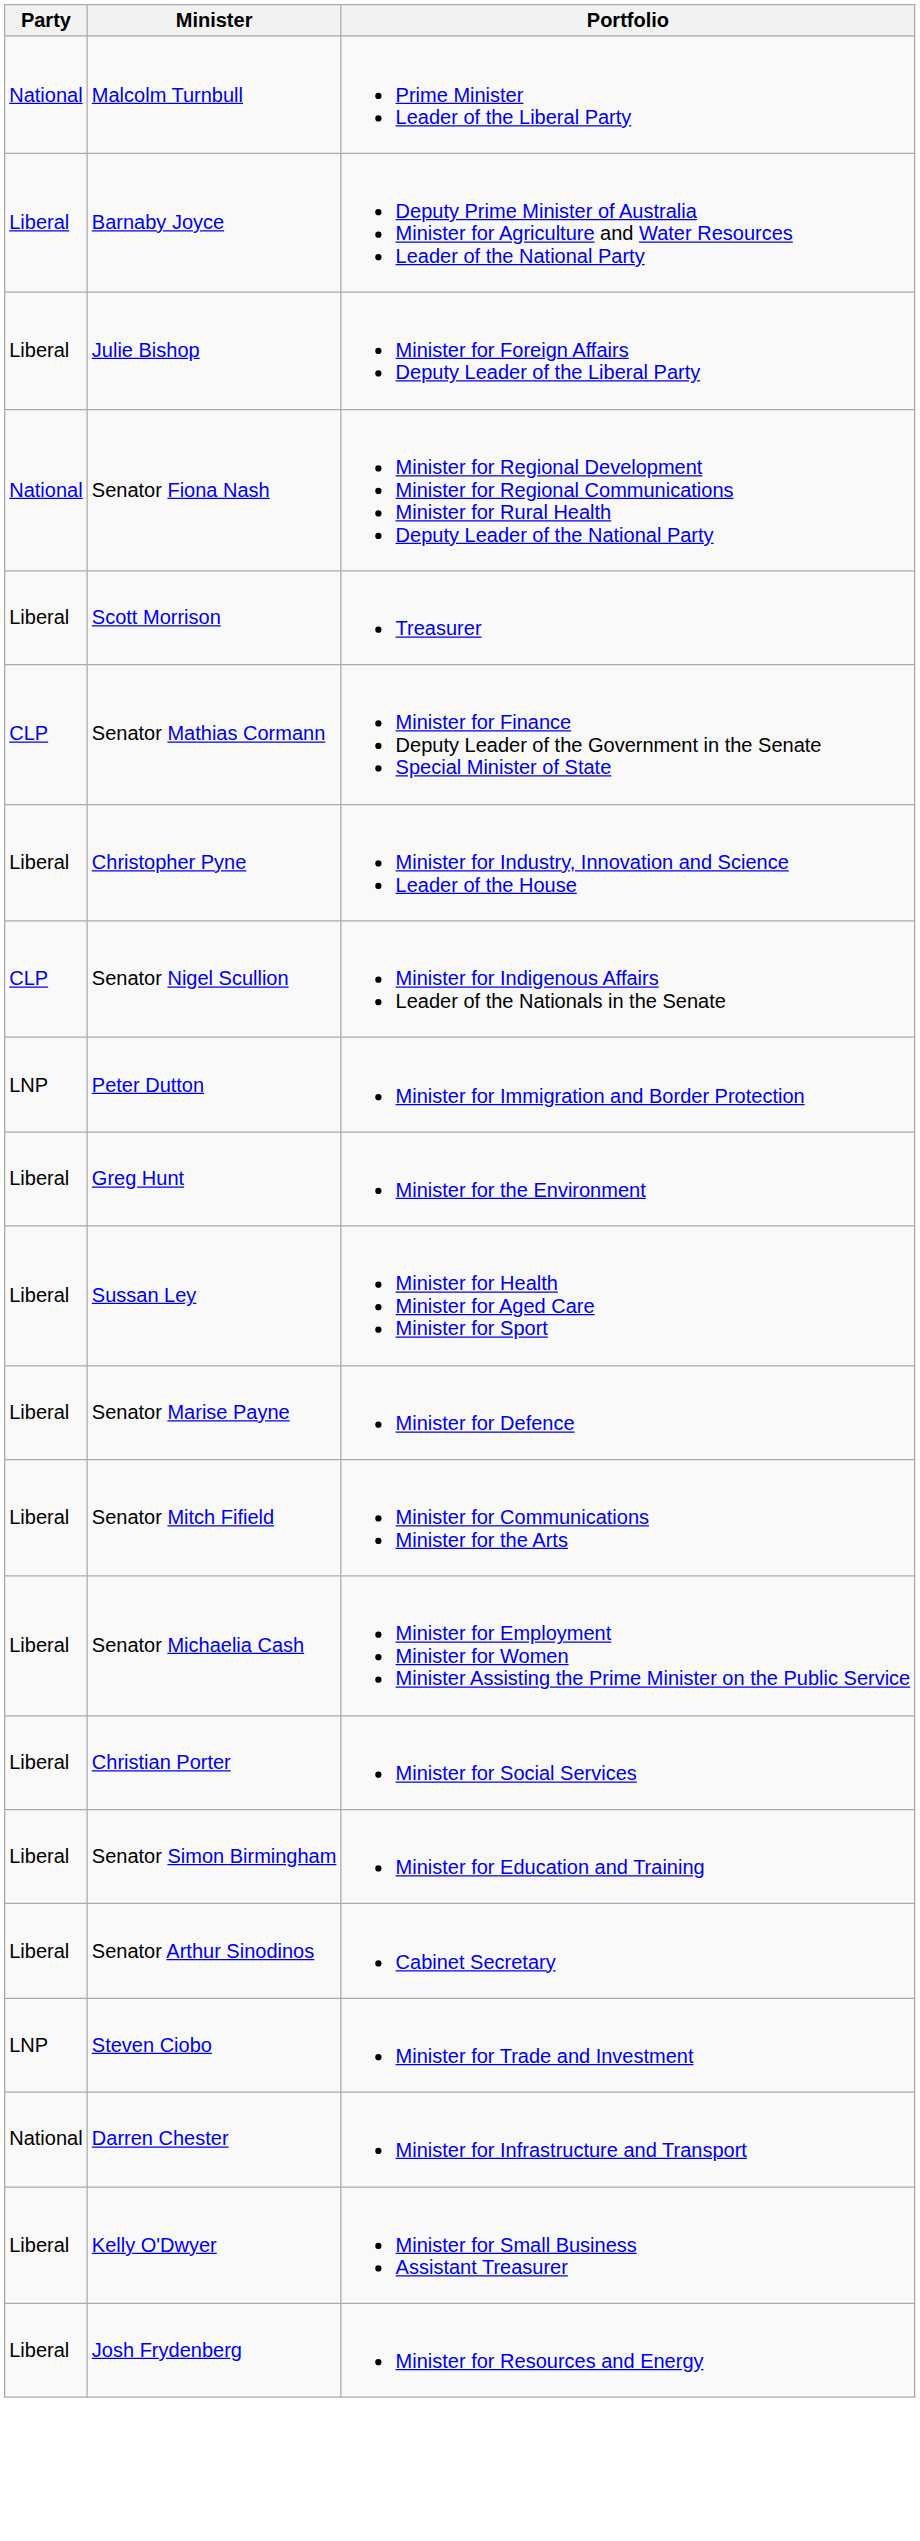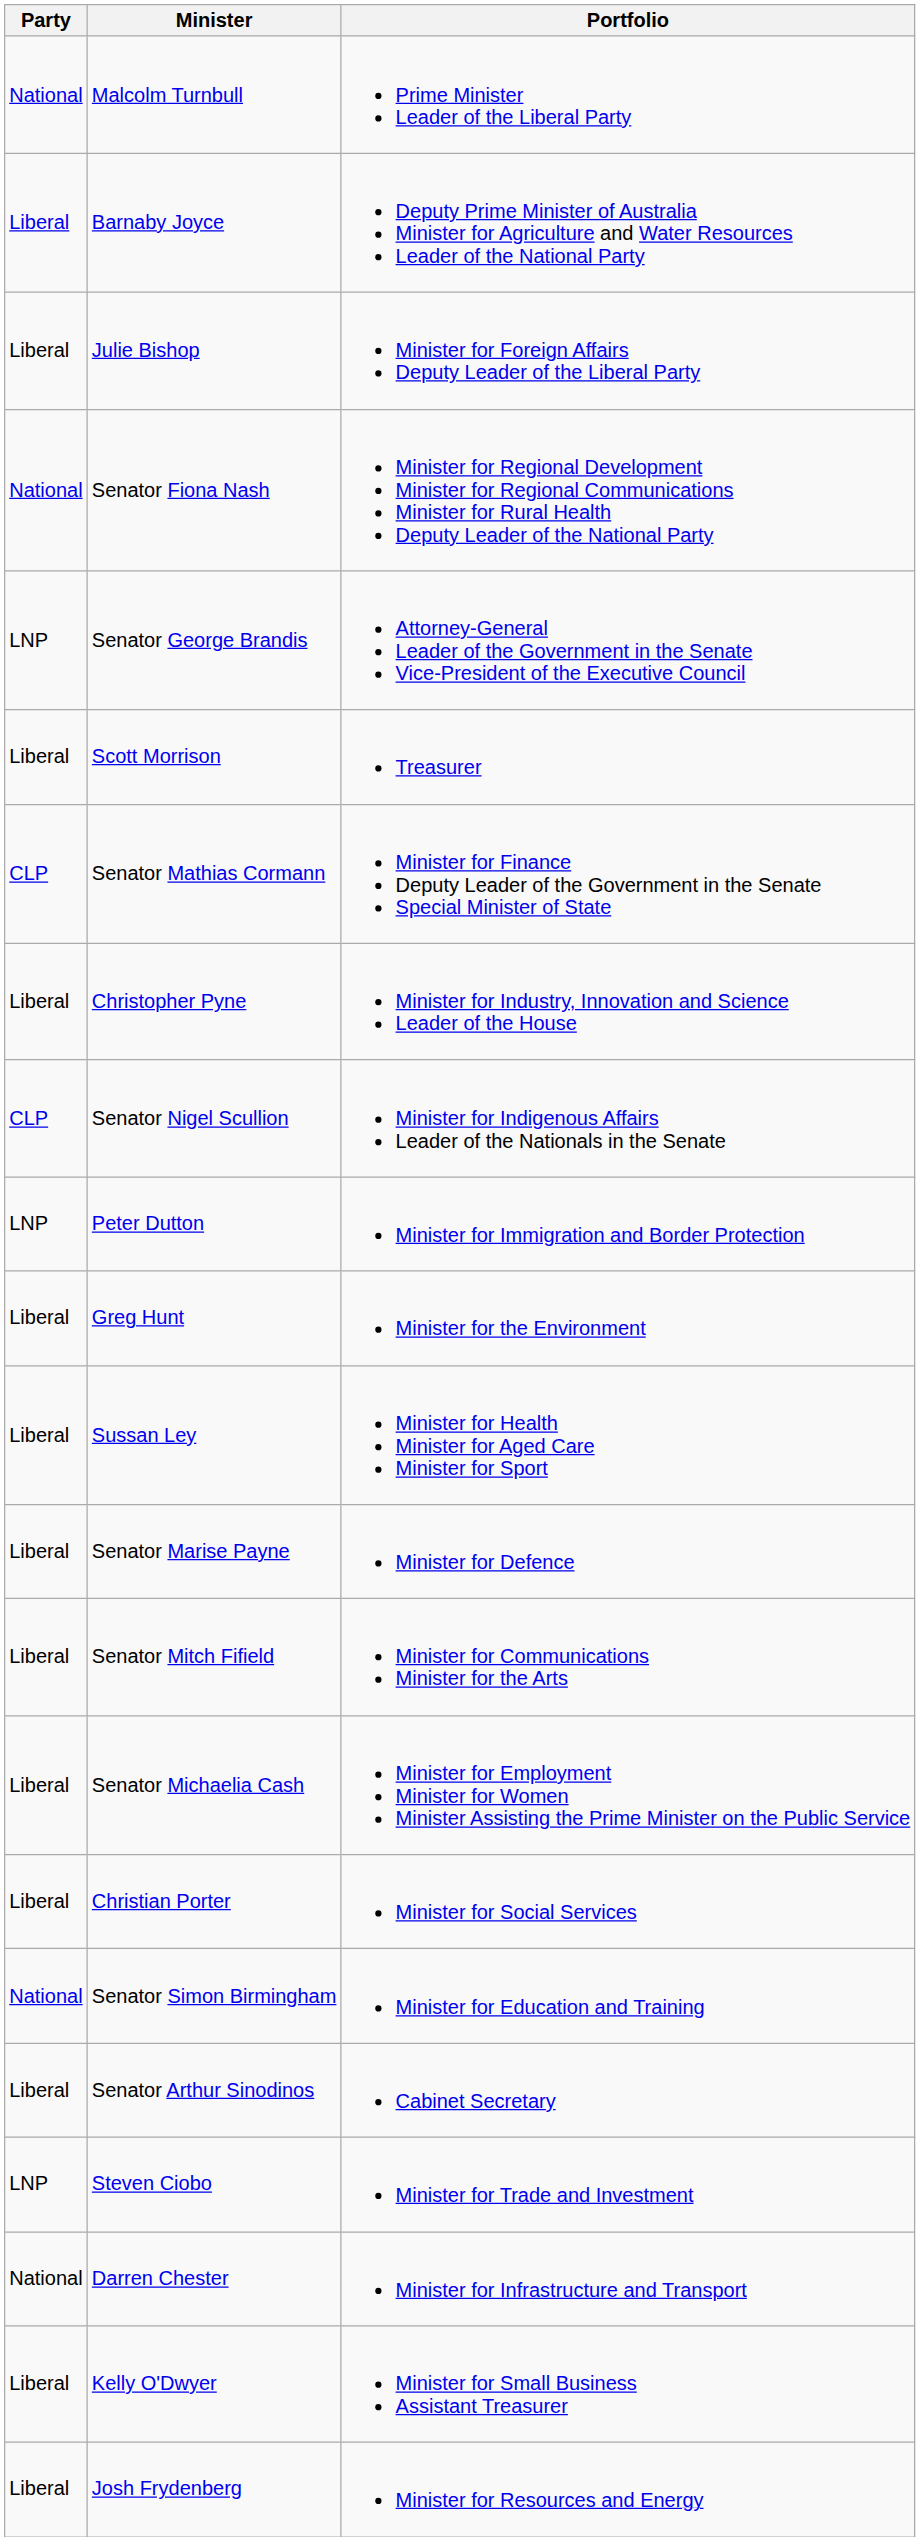+ row: (200, 640)
(39, 1856) Liberal -> (46, 1995) National
